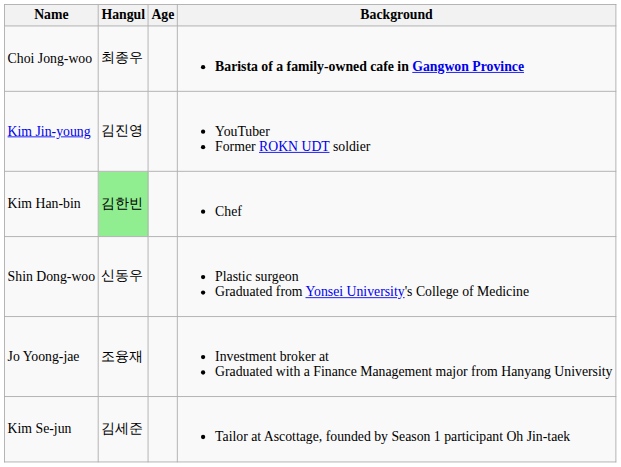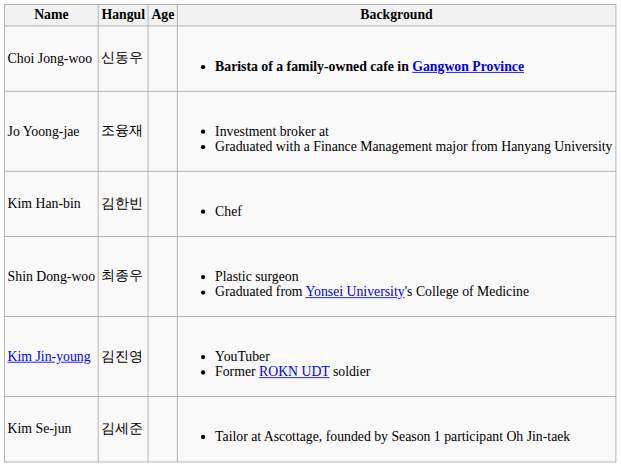(122, 58) 최종우 -> (122, 58) 신동우
rows swapped: (44, 356) <-> (49, 131)
(122, 203) lightgreen background -> (122, 203) no background
(122, 275) 신동우 -> (122, 275) 최종우
